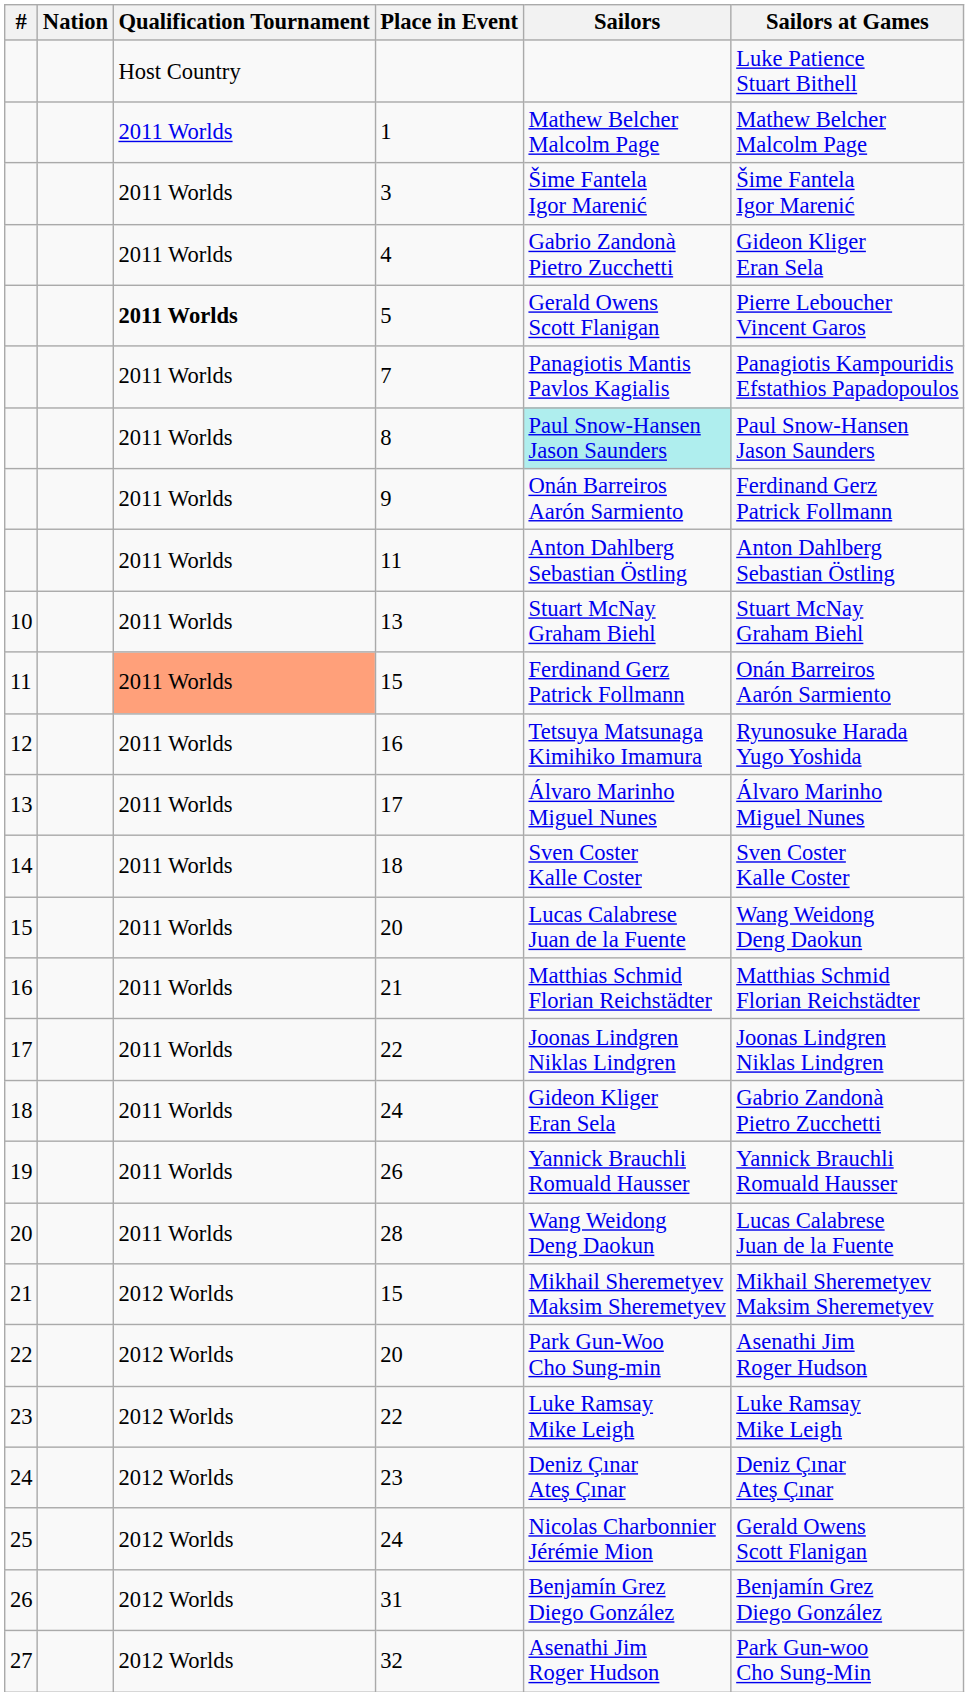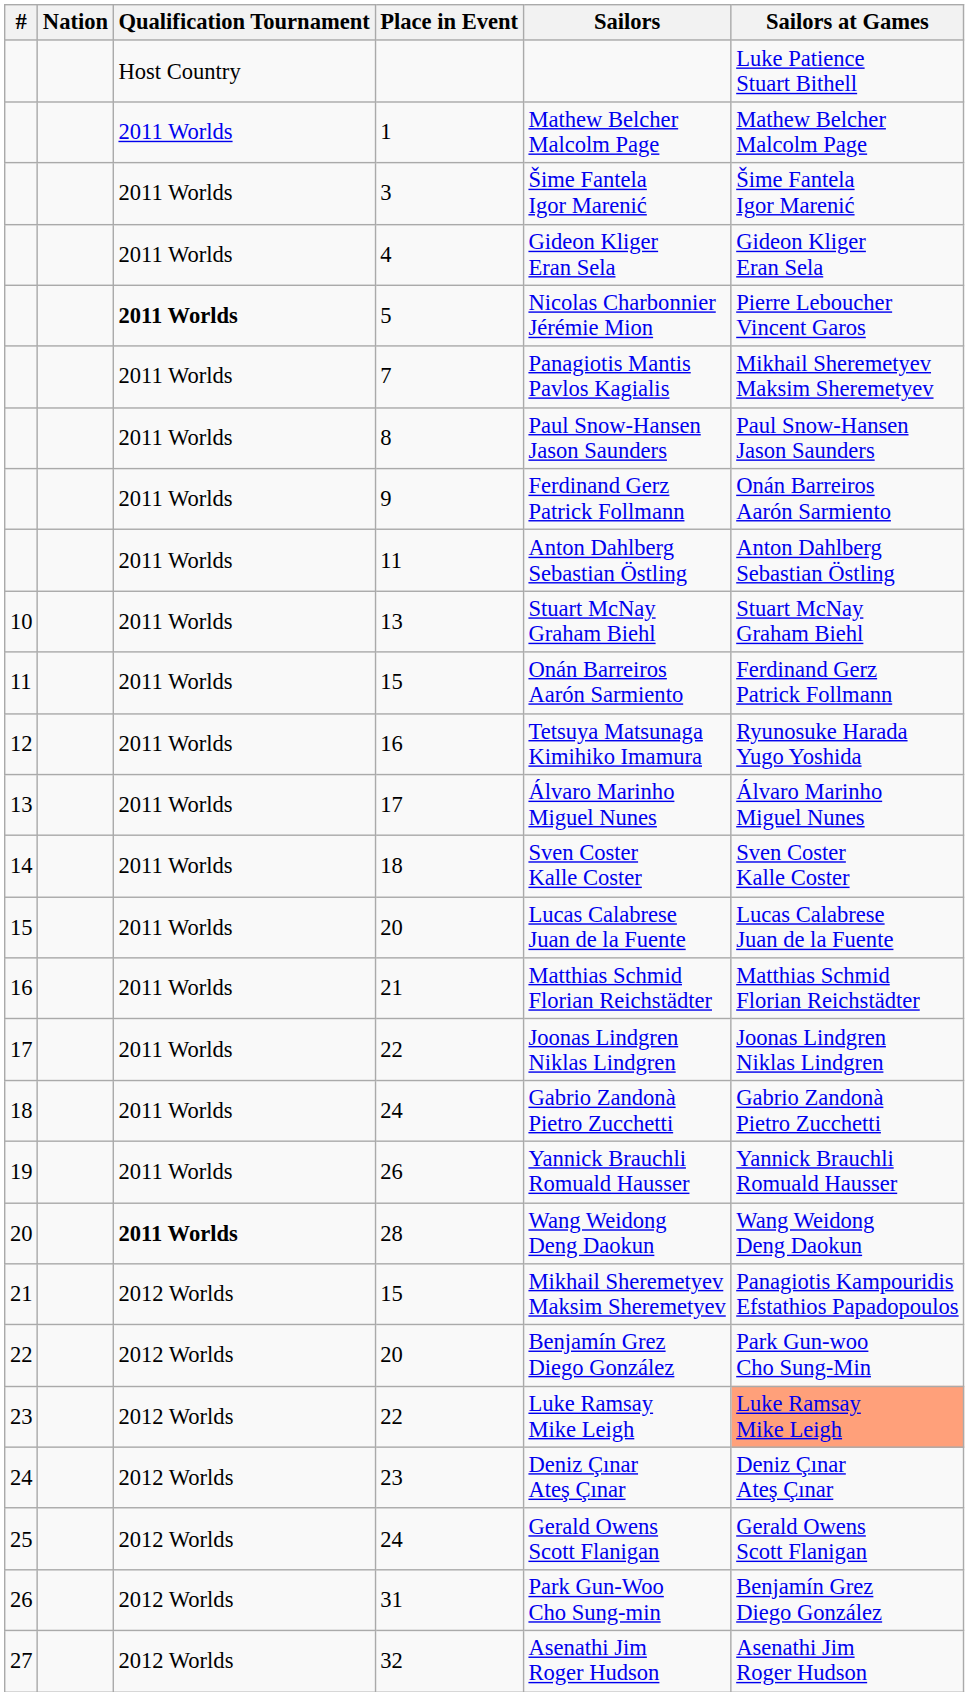(602, 254) Gabrio Zandonà Pietro Zucchetti -> (593, 254) Gideon Kliger Eran Sela
(594, 315) Gerald Owens Scott Flanigan -> (622, 315) Nicolas Charbonnier Jérémie Mion
(847, 376) Panagiotis Kampouridis Efstathios Papadopoulos -> (835, 376) Mikhail Sheremetyev Maksim Sheremetyev
(615, 437) paleturquoise background -> (615, 437) no background
(606, 498) Onán Barreiros Aarón Sarmiento -> (606, 498) Ferdinand Gerz Patrick Follmann
(814, 498) Ferdinand Gerz Patrick Follmann -> (814, 498) Onán Barreiros Aarón Sarmiento
(176, 682) lightsalmon background -> (176, 682) no background
(606, 682) Ferdinand Gerz Patrick Follmann -> (606, 682) Onán Barreiros Aarón Sarmiento
(814, 682) Onán Barreiros Aarón Sarmiento -> (814, 682) Ferdinand Gerz Patrick Follmann
(805, 927) Wang Weidong Deng Daokun -> (815, 927) Lucas Calabrese Juan de la Fuente
(593, 1110) Gideon Kliger Eran Sela -> (602, 1110) Gabrio Zandonà Pietro Zucchetti
(176, 1232) normal -> (178, 1232) bold
(815, 1232) Lucas Calabrese Juan de la Fuente -> (805, 1232) Wang Weidong Deng Daokun
(835, 1294) Mikhail Sheremetyev Maksim Sheremetyev -> (847, 1294) Panagiotis Kampouridis Efstathios Papadopoulos
(596, 1355) Park Gun-Woo Cho Sung-min -> (601, 1355) Benjamín Grez Diego González
(802, 1355) Asenathi Jim Roger Hudson -> (804, 1355) Park Gun-woo Cho Sung-Min
(799, 1416) no background -> (799, 1416) lightsalmon background
(622, 1538) Nicolas Charbonnier Jérémie Mion -> (594, 1538) Gerald Owens Scott Flanigan
(601, 1599) Benjamín Grez Diego González -> (596, 1599) Park Gun-Woo Cho Sung-min
(804, 1660) Park Gun-woo Cho Sung-Min -> (802, 1660) Asenathi Jim Roger Hudson
